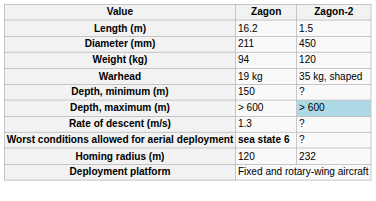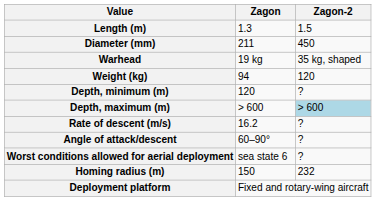(248, 28) 16.2 -> (245, 28) 1.3
rows swapped: (120, 60) <-> (120, 76)
(246, 92) 150 -> (246, 92) 120
(245, 124) 1.3 -> (248, 124) 16.2
+ row: (120, 140)
(264, 140) bold -> (263, 156) normal
(246, 156) 120 -> (246, 172) 150
